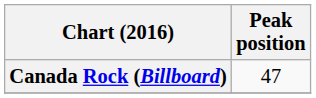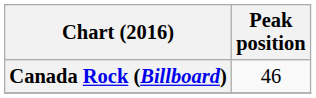(271, 76) 47 -> (271, 76) 46
